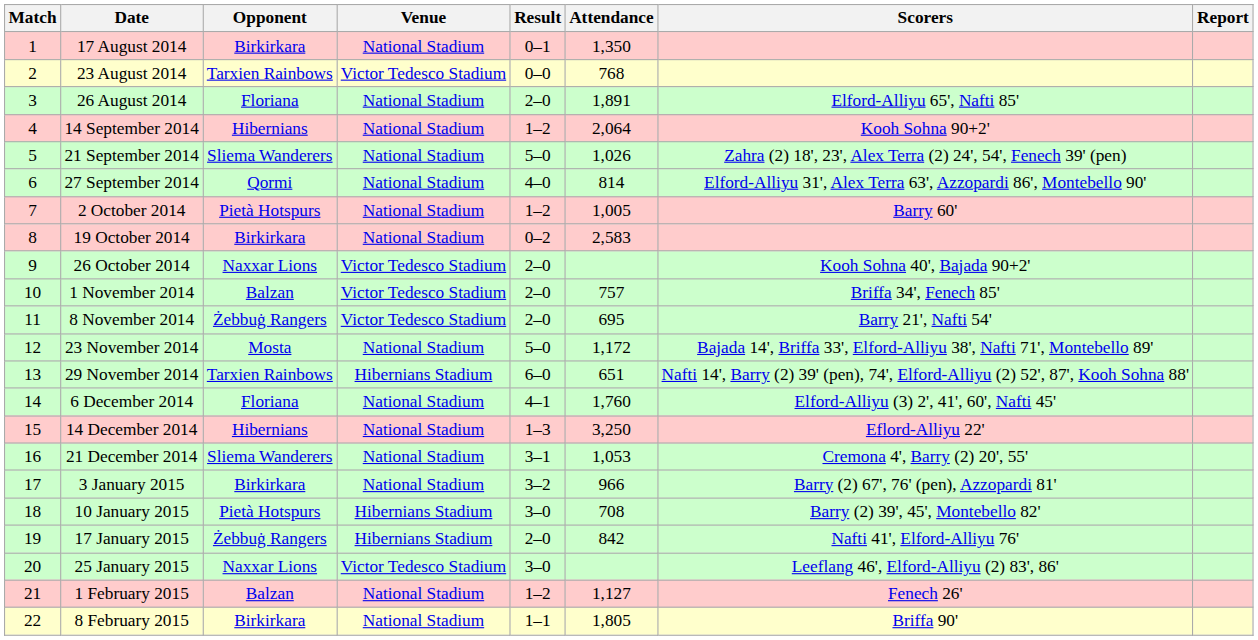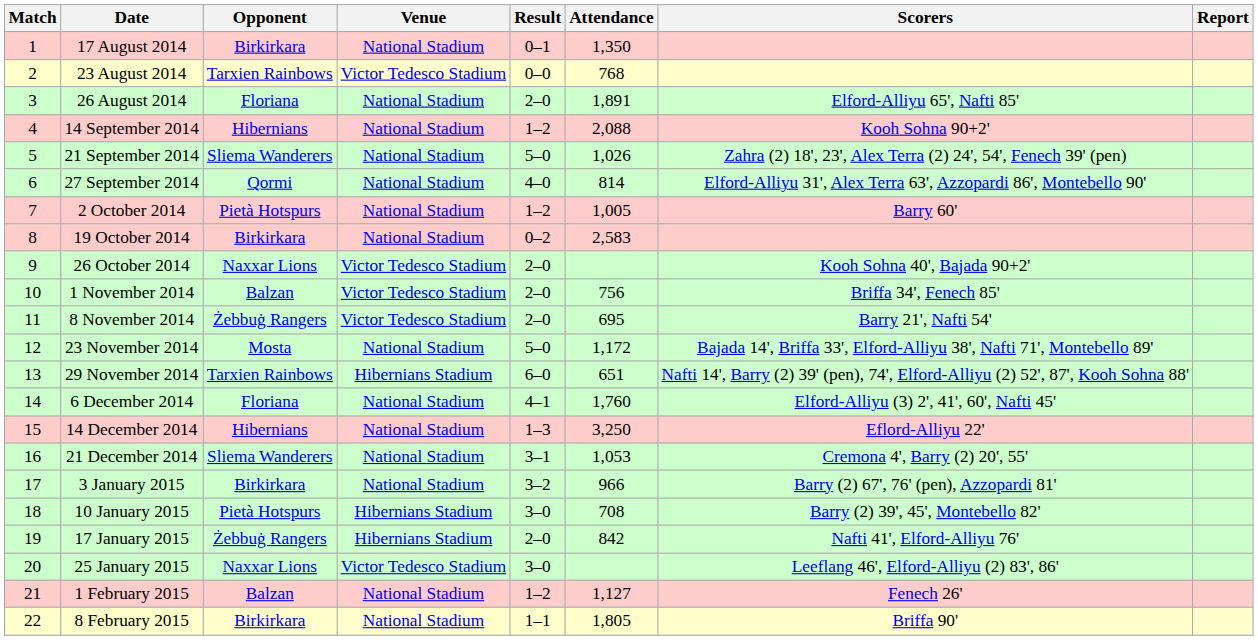(611, 127) 2,064 -> (611, 127) 2,088
(611, 292) 757 -> (611, 292) 756
